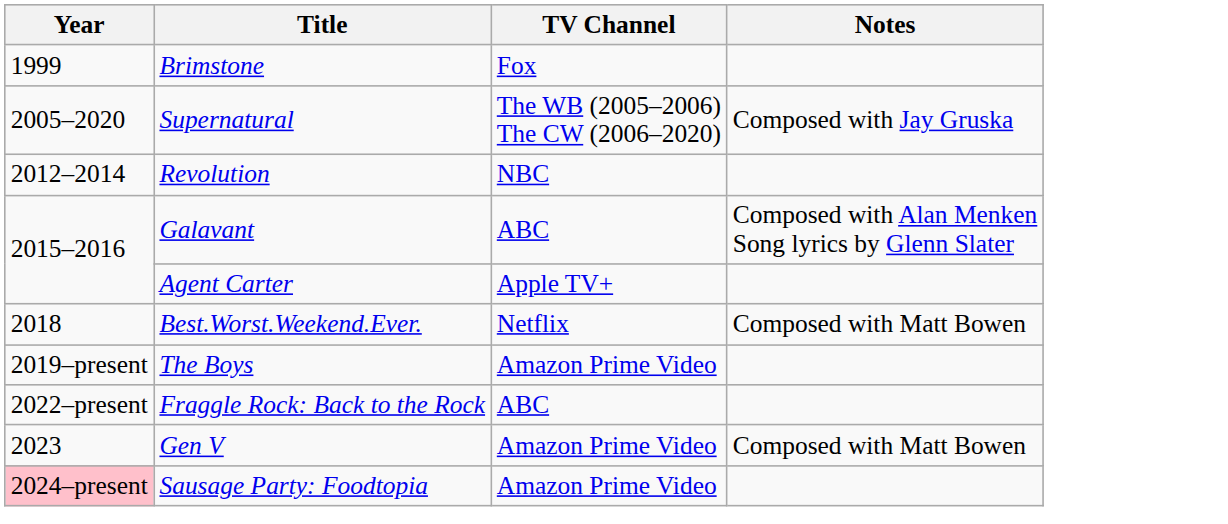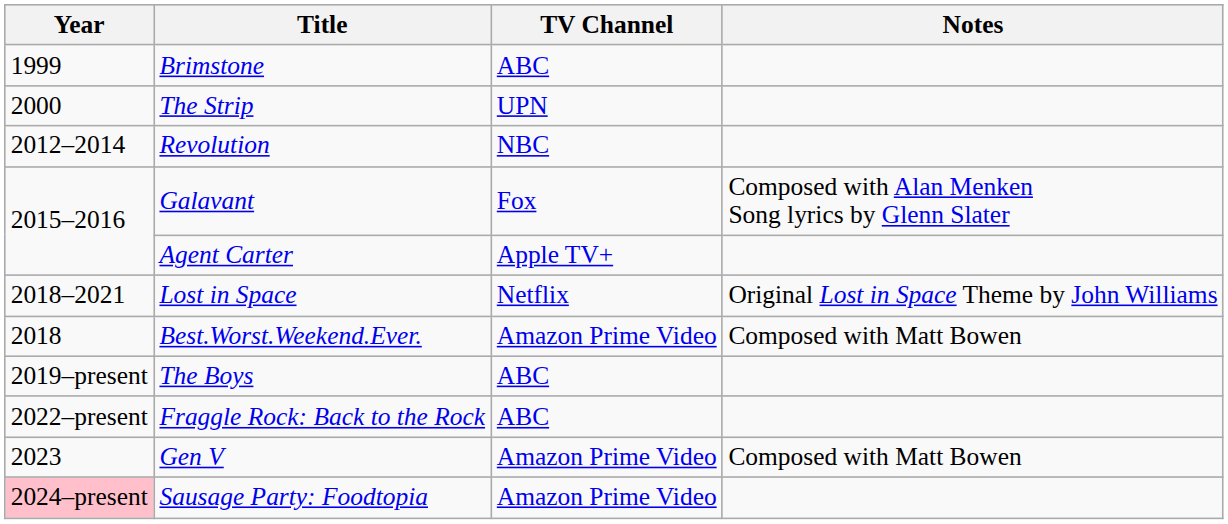(517, 65) Fox -> (523, 65) ABC
+ row: (206, 105)
- row: (227, 119)
(523, 228) ABC -> (517, 200) Fox
+ row: (228, 295)
(533, 323) Netflix -> (607, 335) Amazon Prime Video
(607, 364) Amazon Prime Video -> (523, 376) ABC
